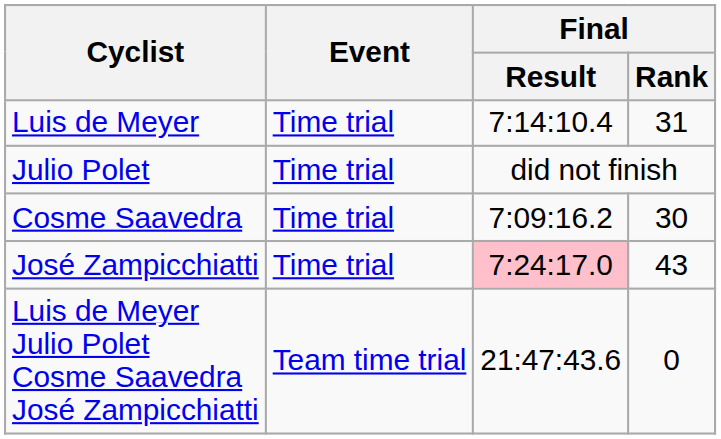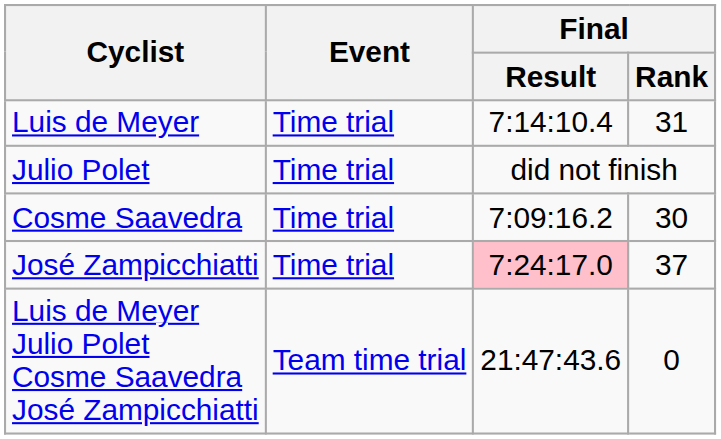(672, 264) 43 -> (672, 264) 37
